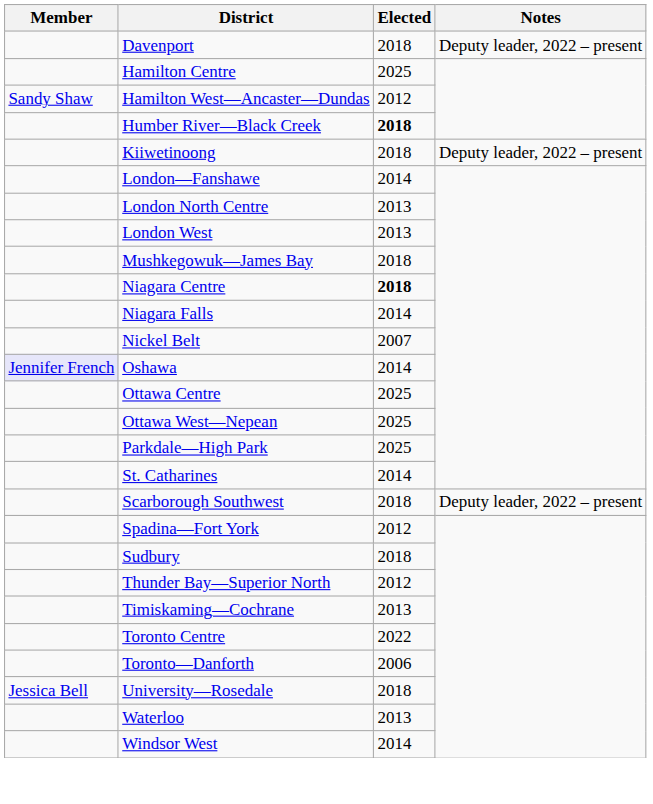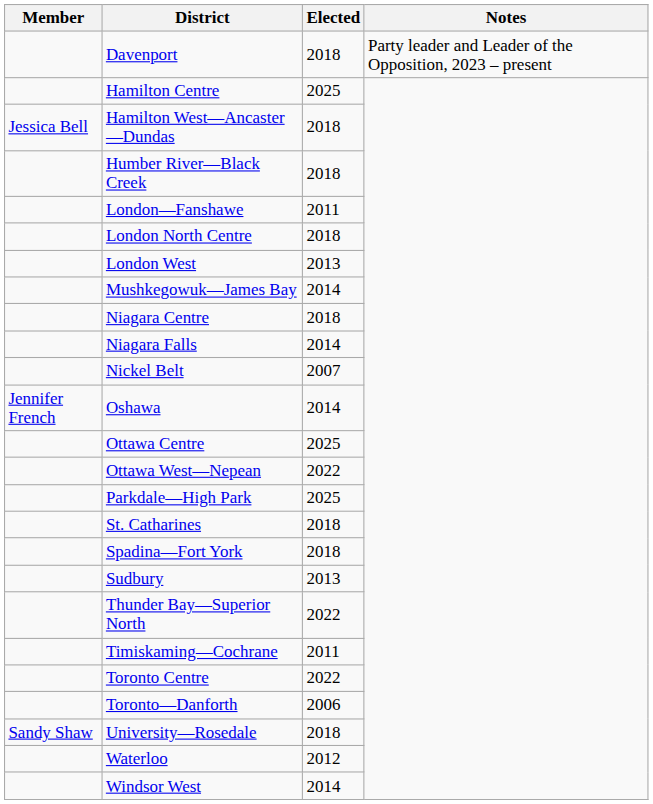(541, 44) Deputy leader, 2022 – present -> (470, 54) Party leader and Leader of the Opposition, 2023 – present
(51, 98) Sandy Shaw -> (48, 127) Jessica Bell
(394, 98) 2012 -> (323, 127) 2018
(394, 125) bold -> (323, 173) normal
- row: (169, 152)
(394, 179) 2014 -> (323, 209) 2011
(394, 206) 2013 -> (323, 236) 2018
(394, 260) 2018 -> (323, 290) 2014
(394, 286) bold -> (323, 317) normal
(61, 367) lavender background -> (36, 407) no background
(394, 421) 2025 -> (323, 470) 2022
(394, 475) 2014 -> (323, 524) 2018
- row: (203, 502)
(394, 529) 2012 -> (323, 551) 2018
(394, 555) 2018 -> (323, 578) 2013
(394, 582) 2012 -> (323, 614) 2022
(394, 609) 2013 -> (323, 651) 2011
(48, 690) Jessica Bell -> (51, 731) Sandy Shaw
(394, 717) 2013 -> (323, 758) 2012
